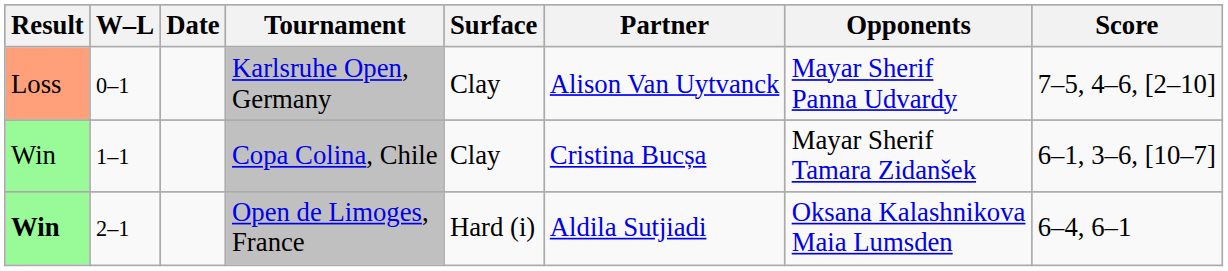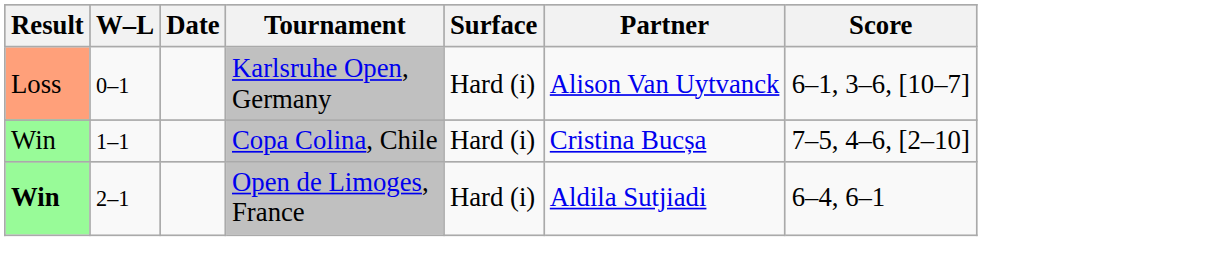- column: (909, 25)
(475, 83) Clay -> (493, 83) Hard (i)
(1127, 83) 7–5, 4–6, [2–10] -> (881, 83) 6–1, 3–6, [10–7]
(475, 155) Clay -> (493, 140) Hard (i)
(1127, 155) 6–1, 3–6, [10–7] -> (881, 140) 7–5, 4–6, [2–10]
